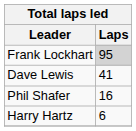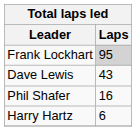(106, 75) 41 -> (106, 75) 43
